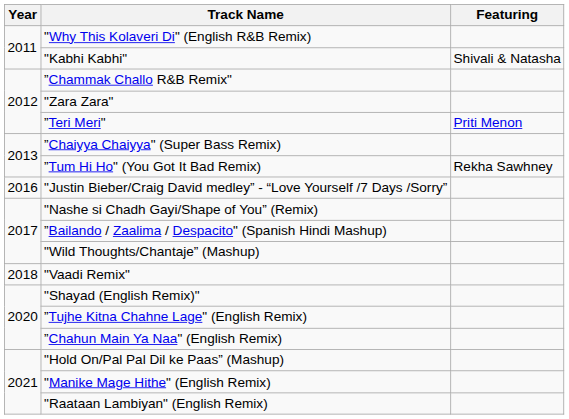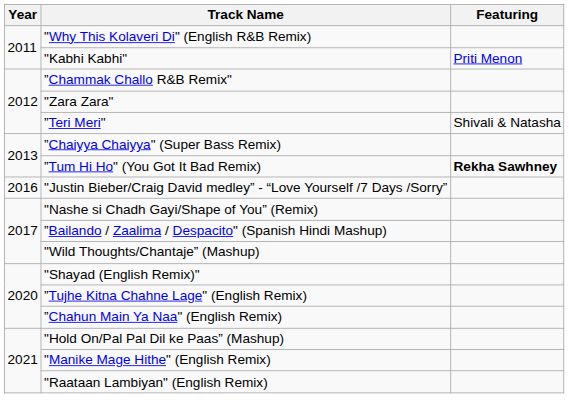(507, 58) Shivali & Natasha -> (488, 58) Priti Menon
(488, 123) Priti Menon -> (507, 123) Shivali & Natasha
(503, 166) normal -> (505, 166) bold
- row: (87, 274)
